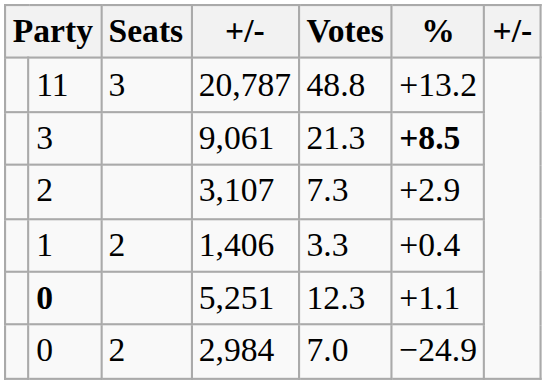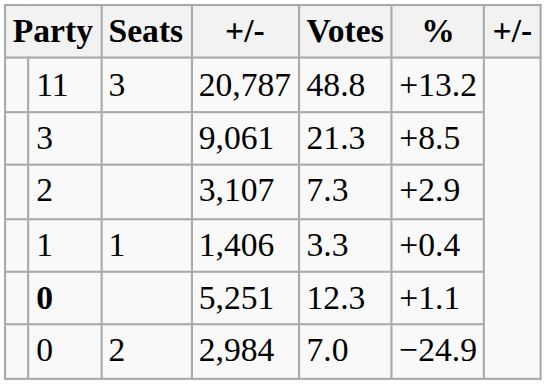(430, 137) bold -> (430, 137) normal
(117, 244) 2 -> (117, 244) 1
